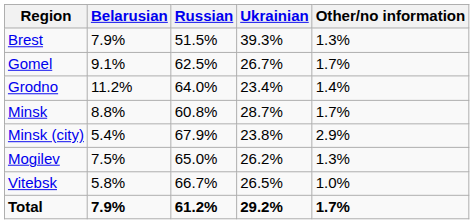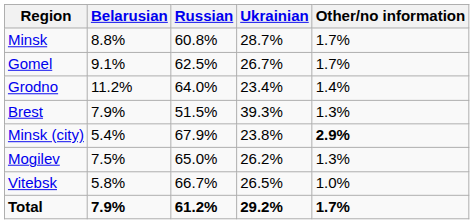rows swapped: (25, 40) <-> (28, 111)
(333, 135) normal -> (333, 135) bold
